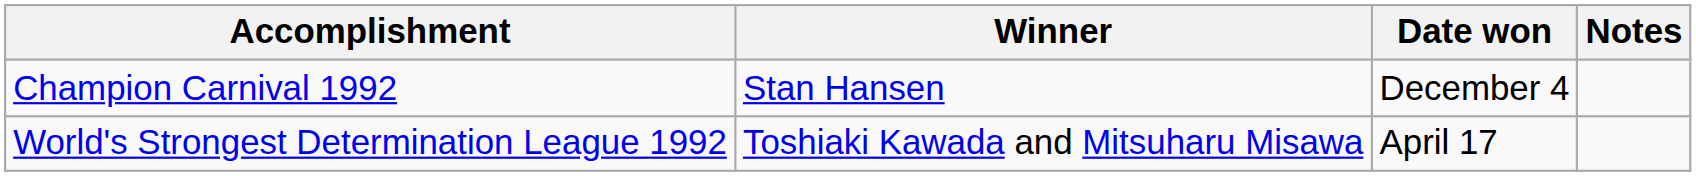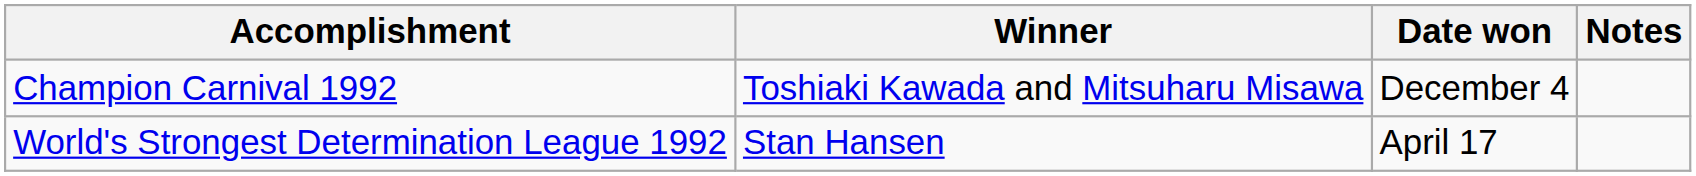(844, 87) Stan Hansen -> (1053, 87) Toshiaki Kawada and Mitsuharu Misawa
(1053, 142) Toshiaki Kawada and Mitsuharu Misawa -> (844, 142) Stan Hansen
